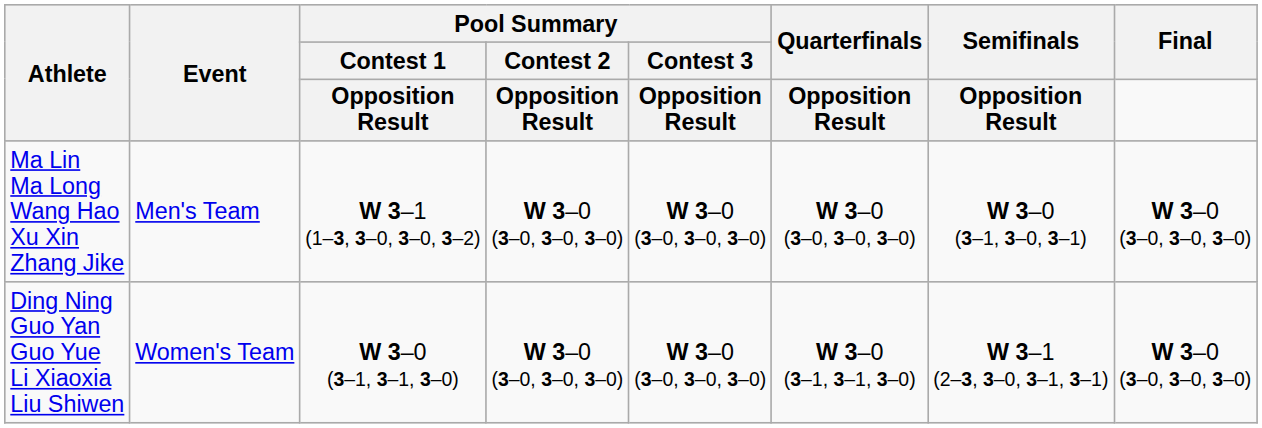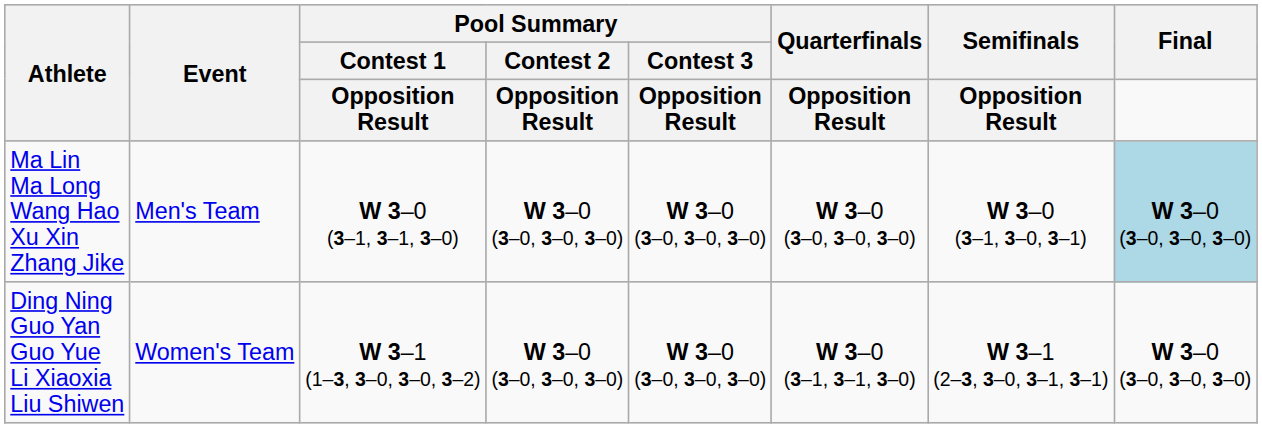(393, 225) W 3–1 (1–3, 3–0, 3–0, 3–2) -> (393, 225) W 3–0 (3–1, 3–1, 3–0)
(1185, 225) no background -> (1185, 225) lightblue background
(393, 365) W 3–0 (3–1, 3–1, 3–0) -> (393, 365) W 3–1 (1–3, 3–0, 3–0, 3–2)
